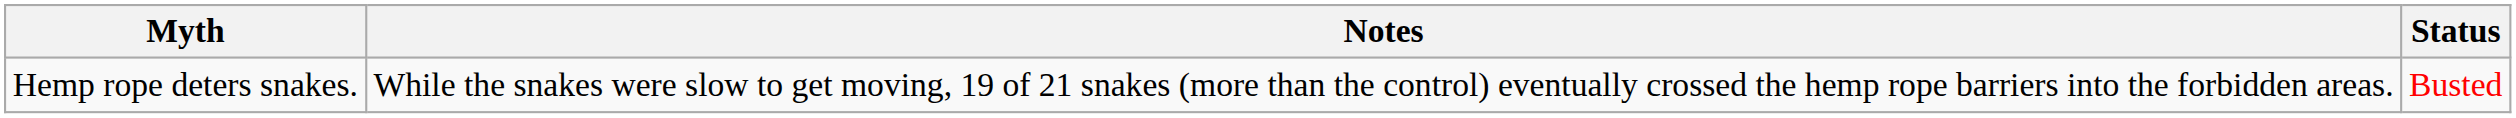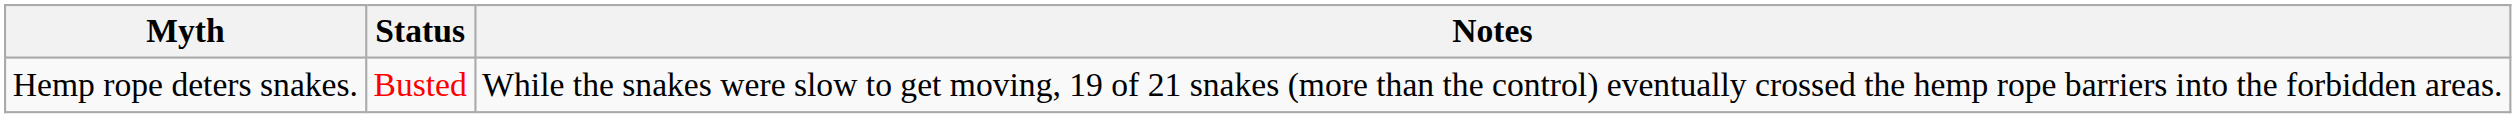columns swapped: (2456, 31) <-> (1384, 31)
